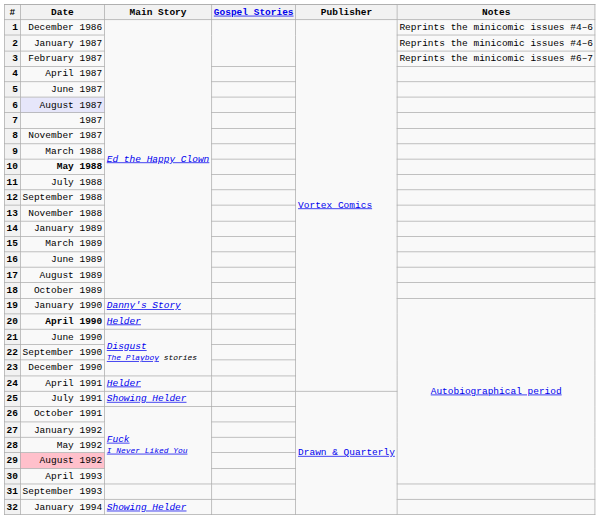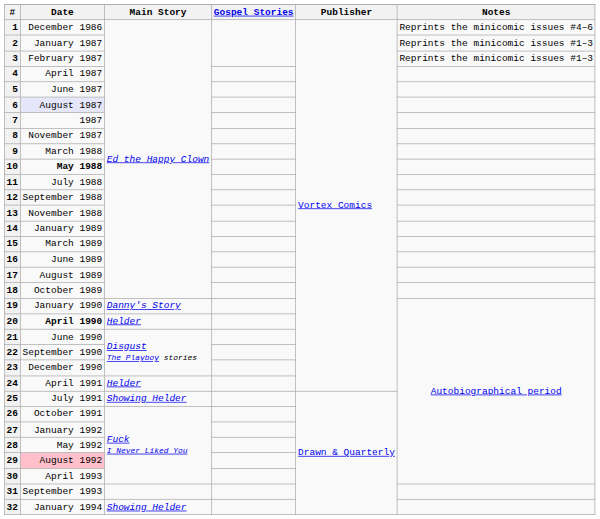(496, 43) Reprints the minicomic issues #4–6 -> (496, 43) Reprints the minicomic issues #1–3
(496, 58) Reprints the minicomic issues #6–7 -> (496, 58) Reprints the minicomic issues #1–3
